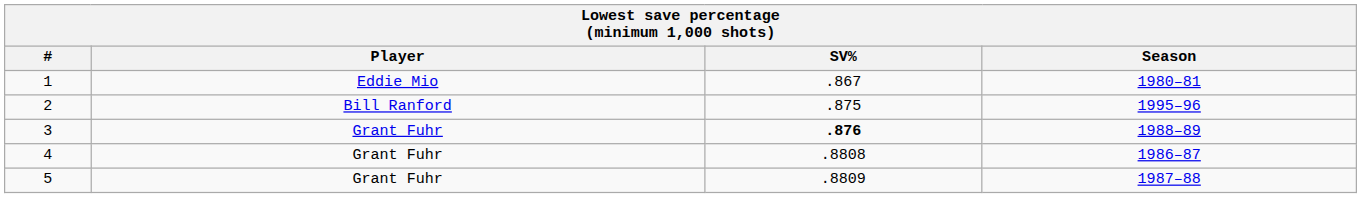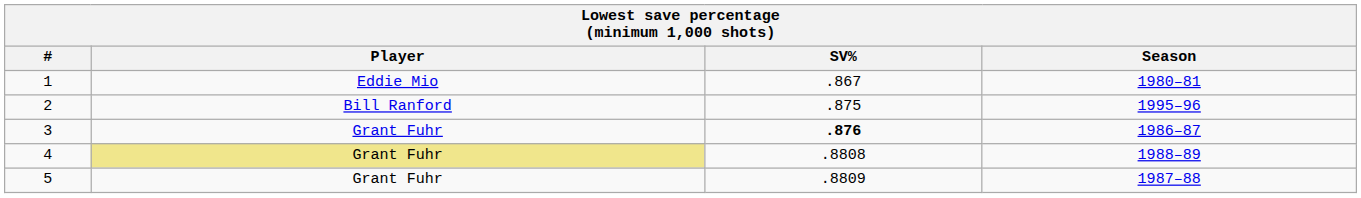(1169, 131) 1988–89 -> (1169, 131) 1986–87
(398, 156) no background -> (398, 156) khaki background
(1169, 156) 1986–87 -> (1169, 156) 1988–89
